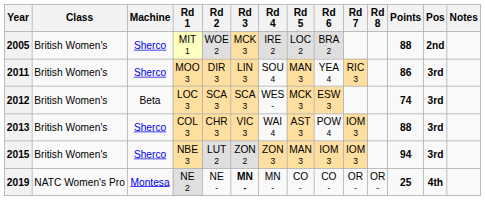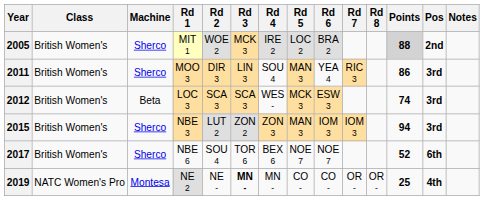(406, 45) no background -> (405, 45) lightgrey background
- row: (18, 127)
+ row: (18, 154)
